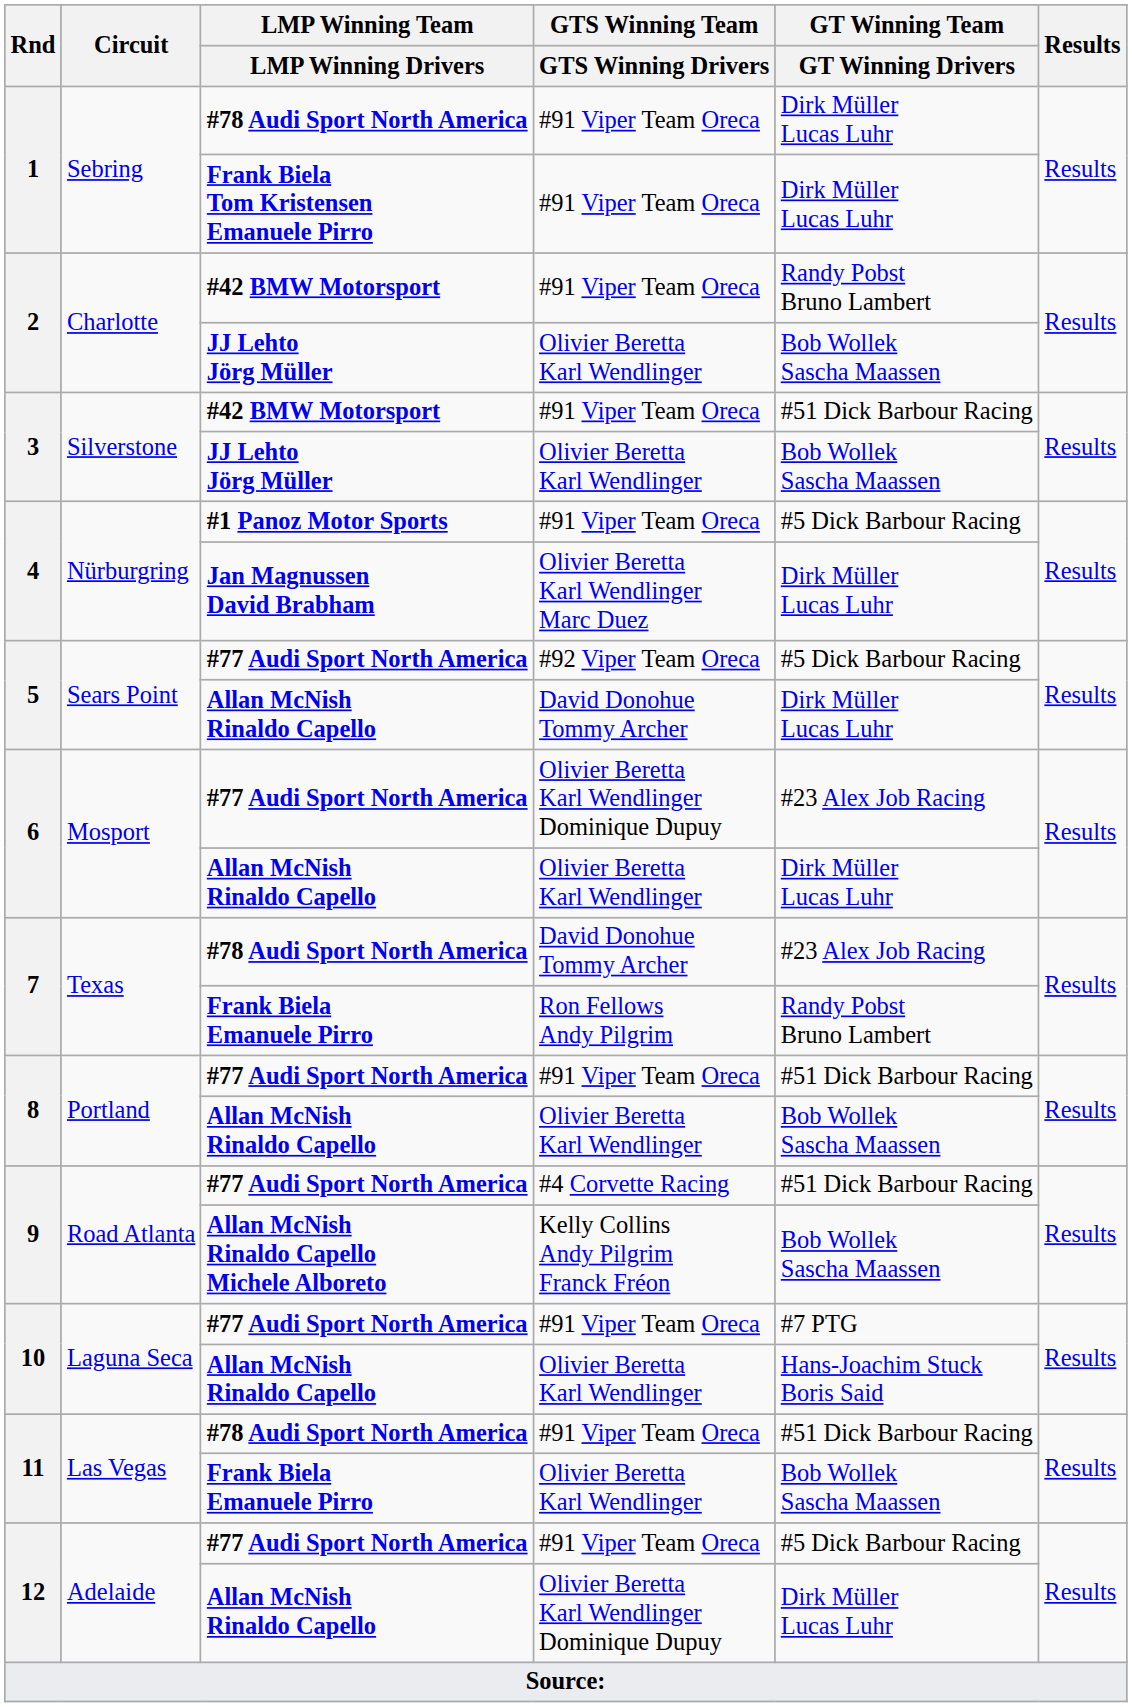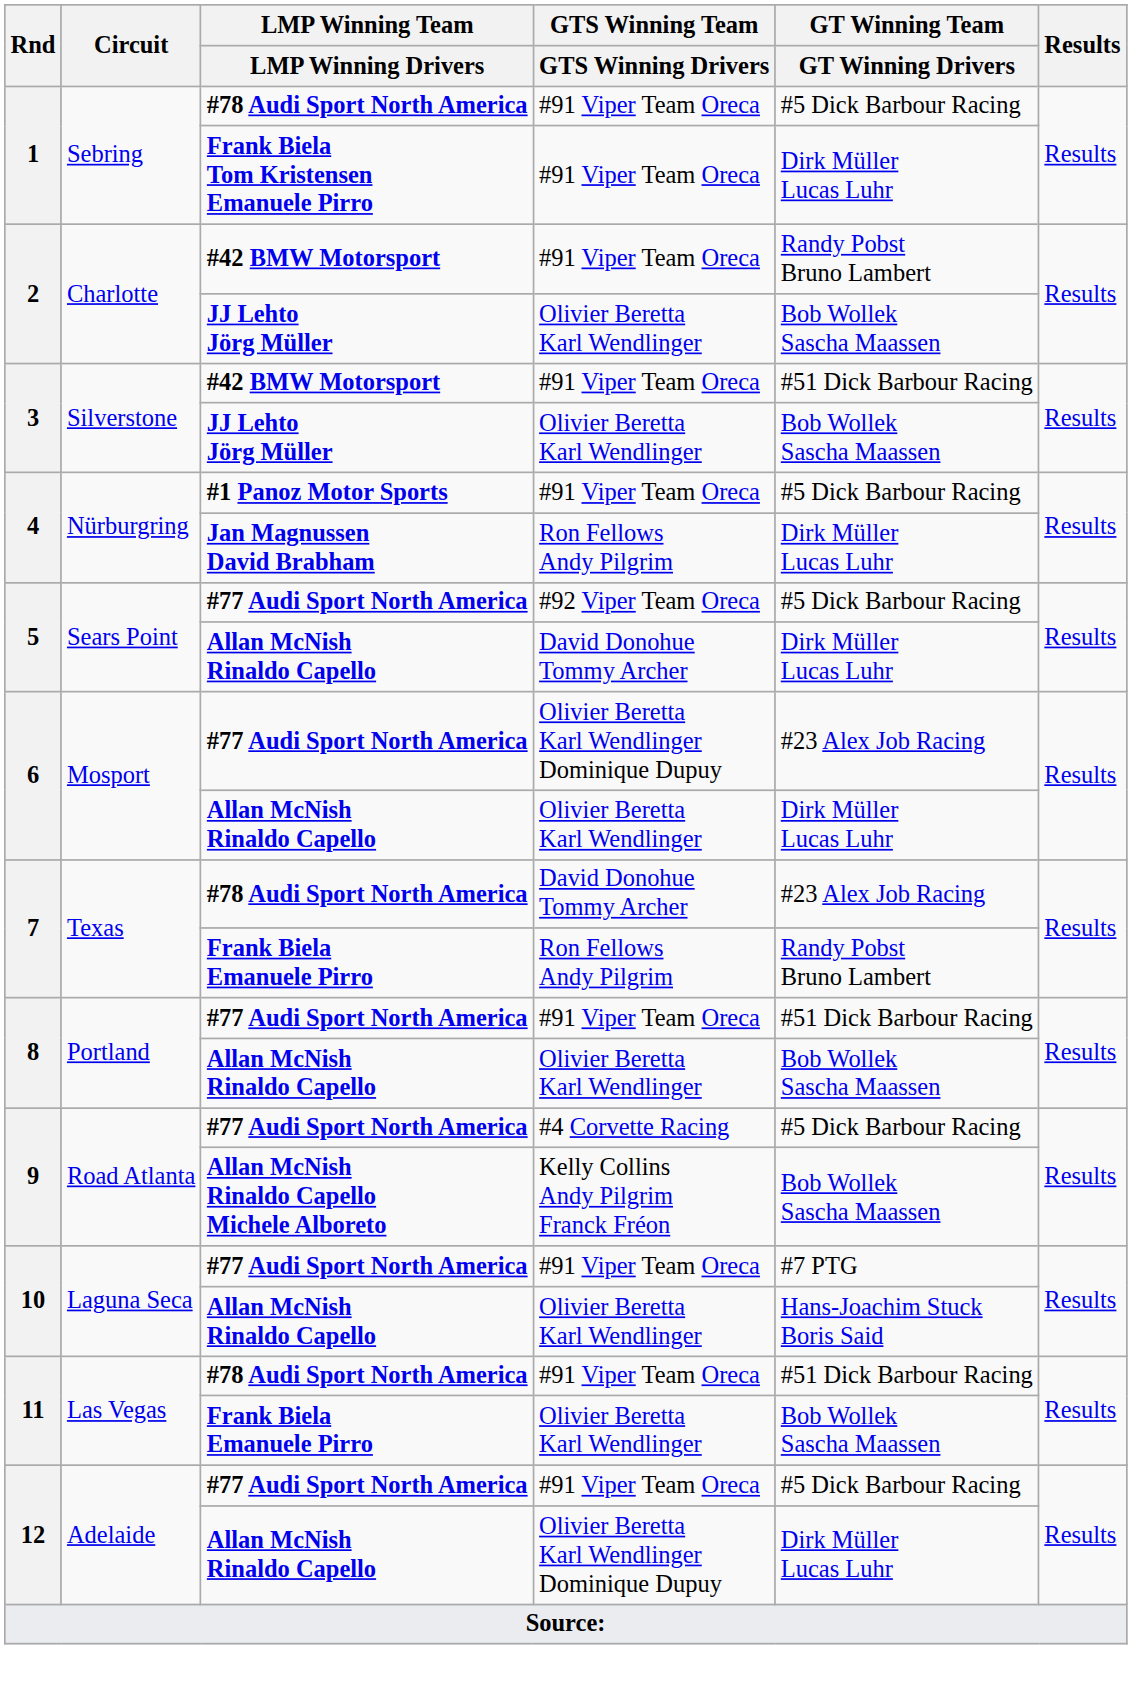(840, 120) Dirk Müller Lucas Luhr -> (901, 105) #5 Dick Barbour Racing
(620, 590) Olivier Beretta Karl Wendlinger Marc Duez -> (606, 547) Ron Fellows Andy Pilgrim
(907, 1185) #51 Dick Barbour Racing -> (901, 1127) #5 Dick Barbour Racing
